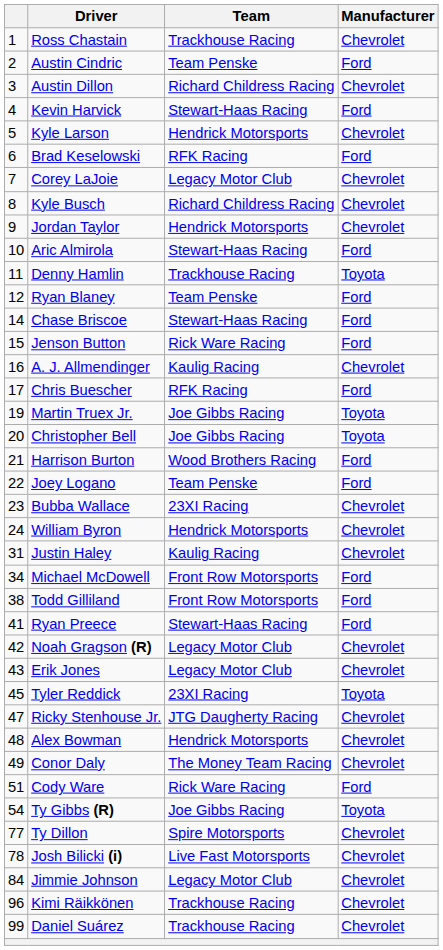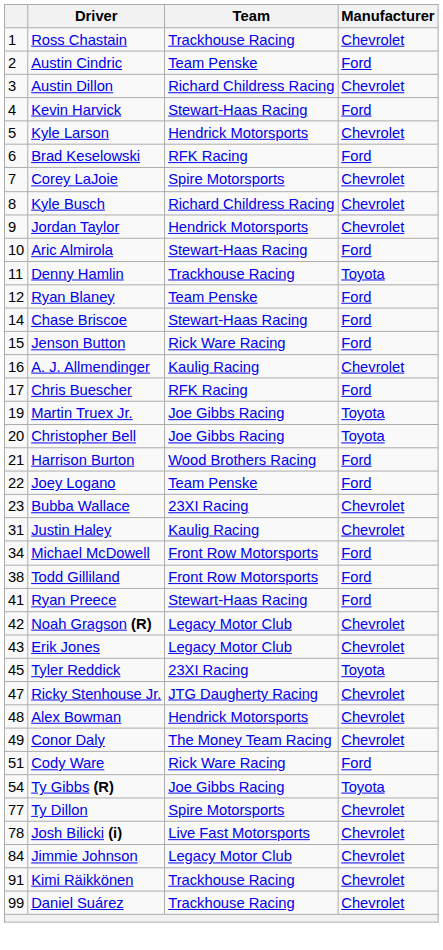(230, 180) Legacy Motor Club -> (226, 180) Spire Motorsports
- row: (76, 530)
(16, 903) 96 -> (16, 880) 91
